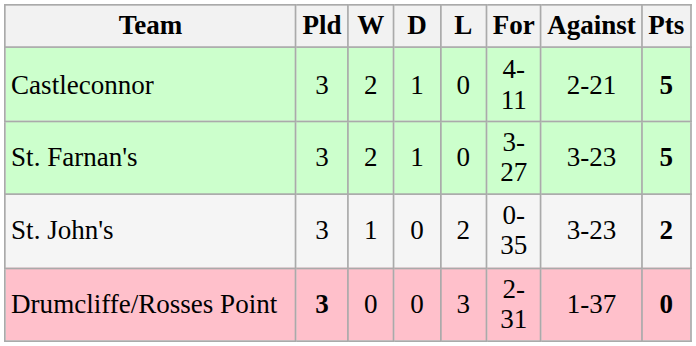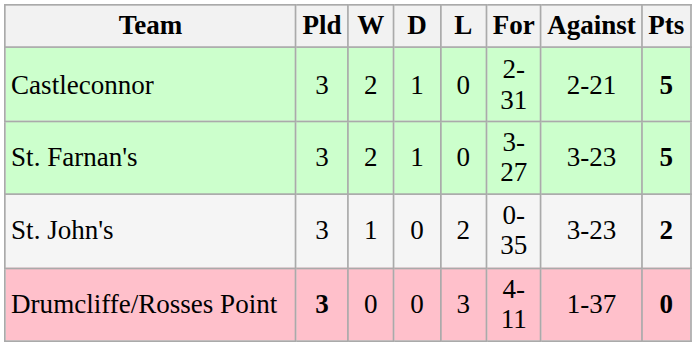(514, 84) 4-11 -> (514, 84) 2-31
(514, 303) 2-31 -> (514, 303) 4-11
